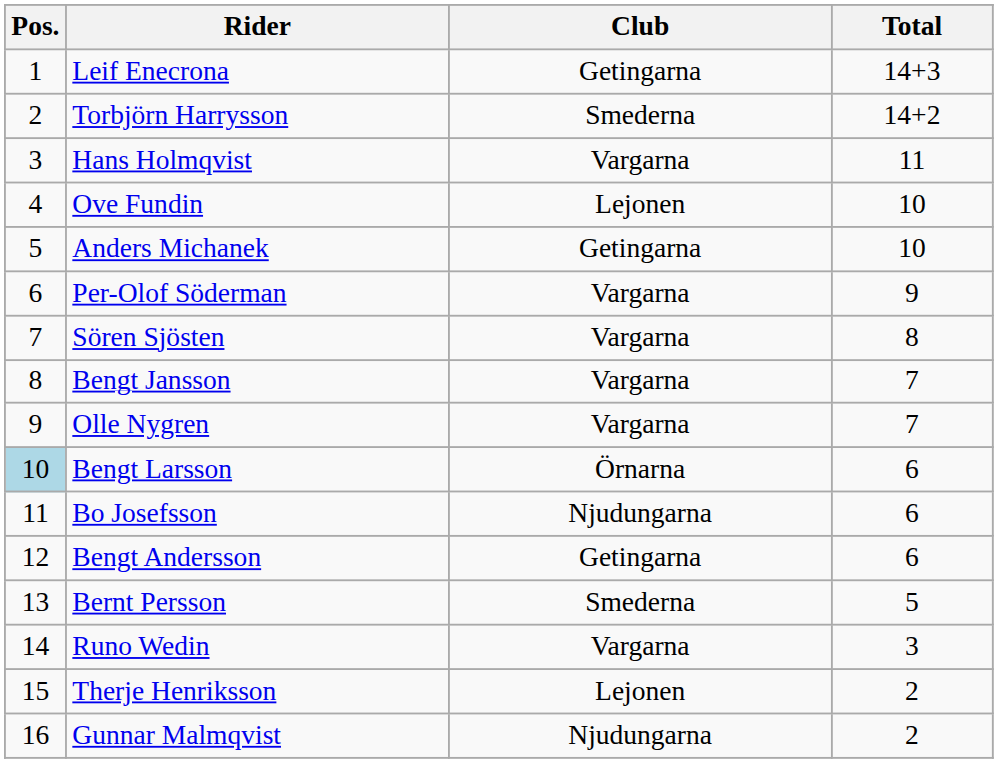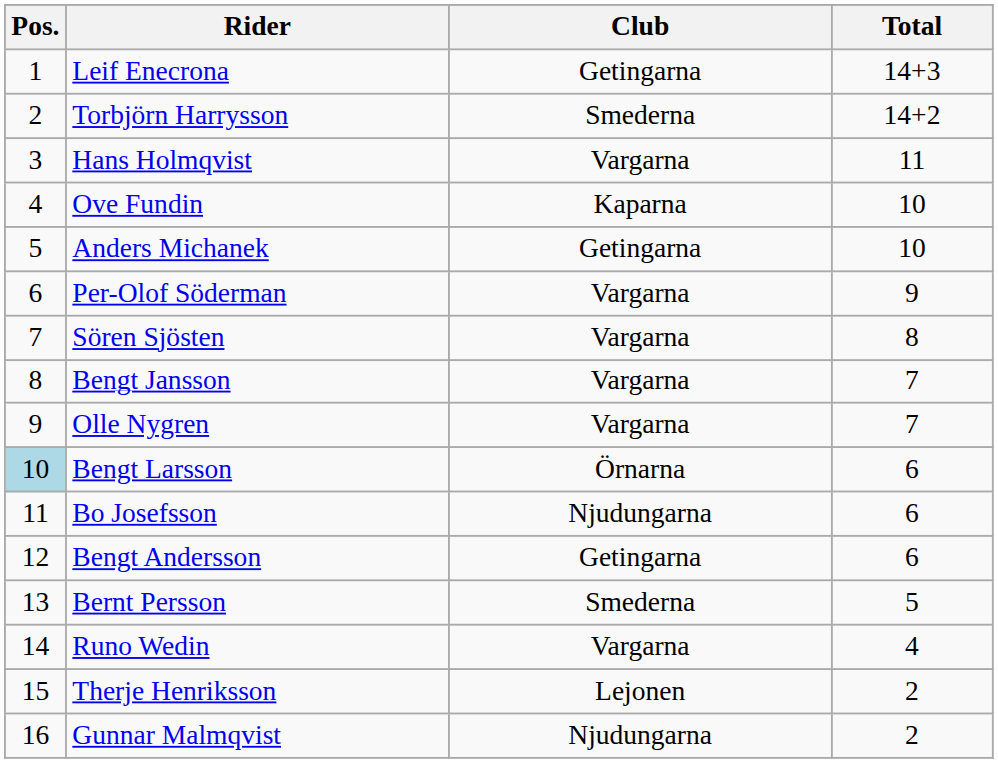(640, 203) Lejonen -> (640, 203) Kaparna
(912, 646) 3 -> (912, 646) 4
